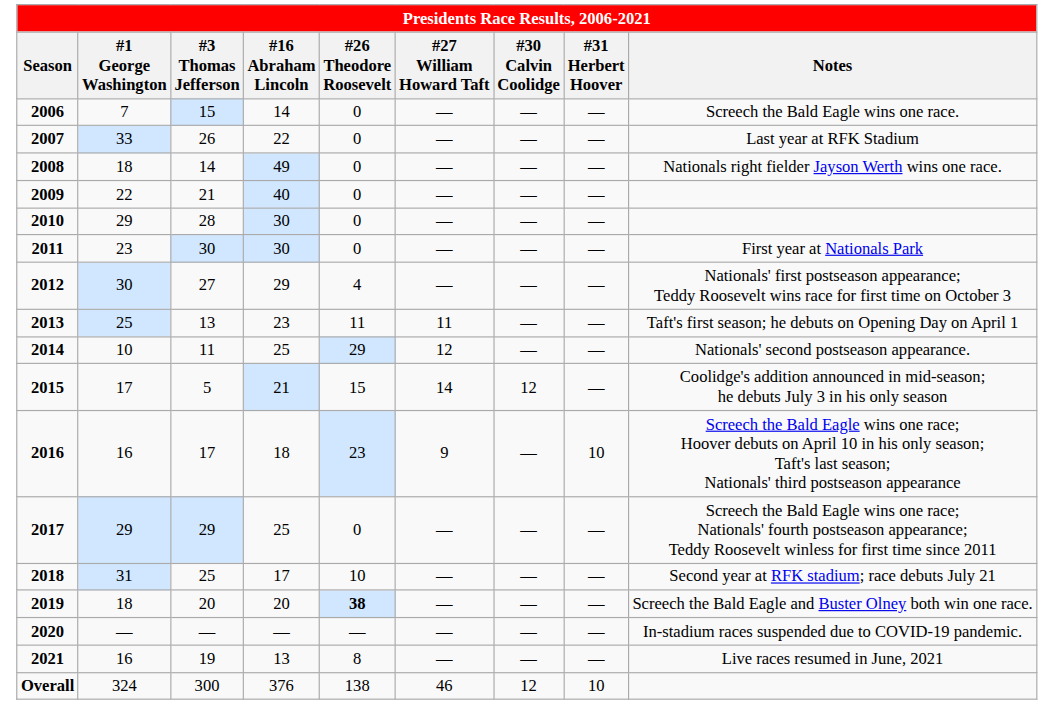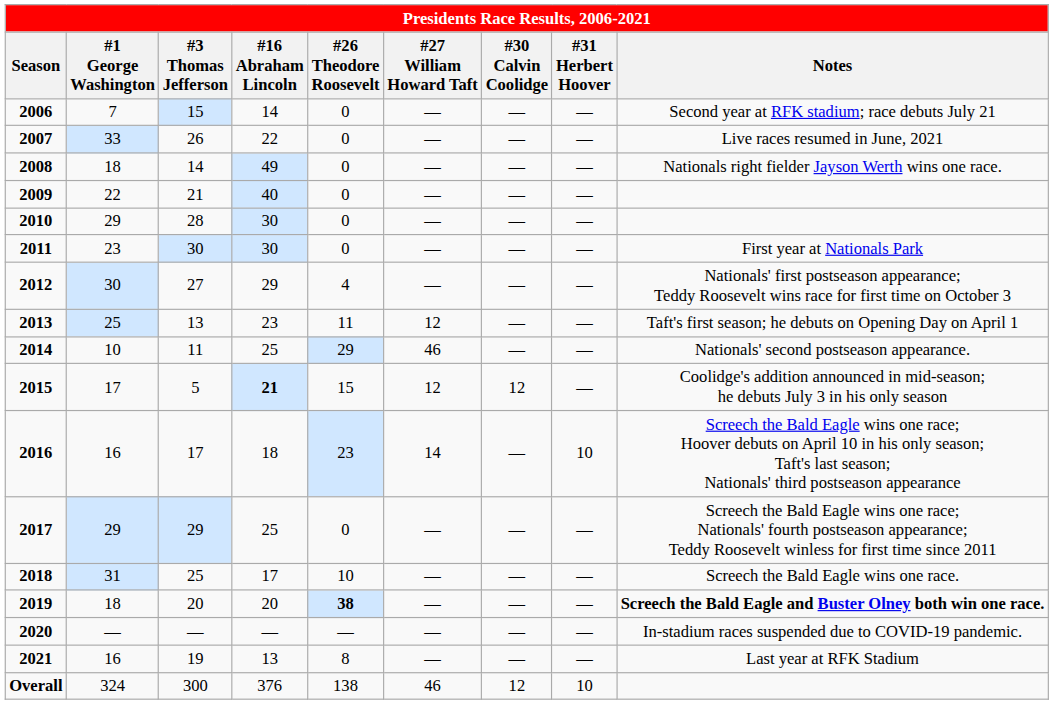(833, 111) Screech the Bald Eagle wins one race. -> (833, 111) Second year at RFK stadium; race debuts July 21
(833, 139) Last year at RFK Stadium -> (833, 139) Live races resumed in June, 2021
(444, 322) 11 -> (433, 322) 12
(444, 349) 12 -> (433, 349) 46
(281, 387) normal -> (270, 387) bold
(444, 387) 14 -> (433, 387) 12
(444, 453) 9 -> (433, 453) 14
(833, 576) Second year at RFK stadium; race debuts July 21 -> (833, 576) Screech the Bald Eagle wins one race.
(833, 603) normal -> (833, 603) bold
(833, 658) Live races resumed in June, 2021 -> (833, 658) Last year at RFK Stadium
